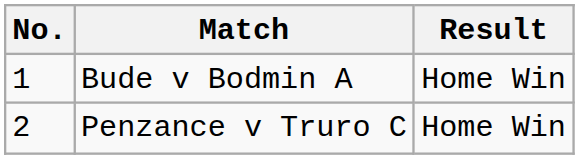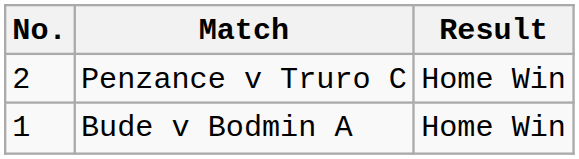rows swapped: (217, 79) <-> (244, 128)
